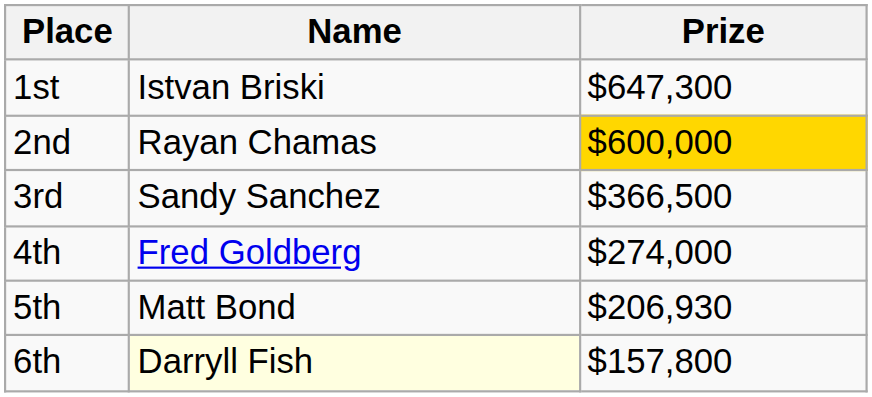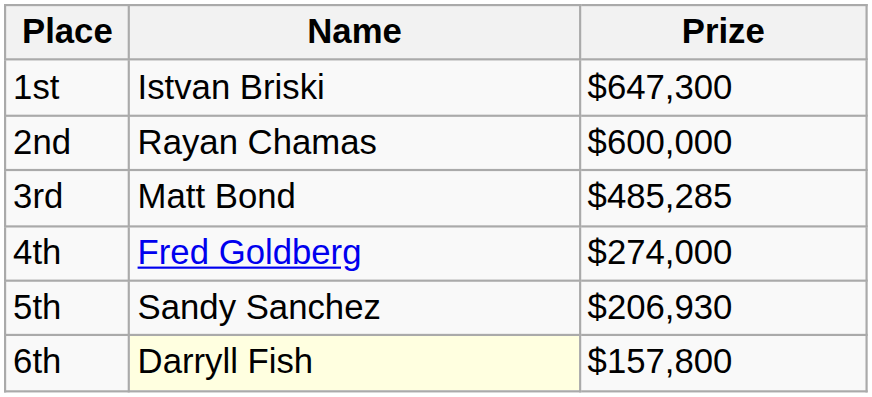(660, 142) gold background -> (660, 142) no background
(259, 197) Sandy Sanchez -> (217, 197) Matt Bond
(660, 197) $366,500 -> (660, 197) $485,285
(217, 307) Matt Bond -> (259, 307) Sandy Sanchez
